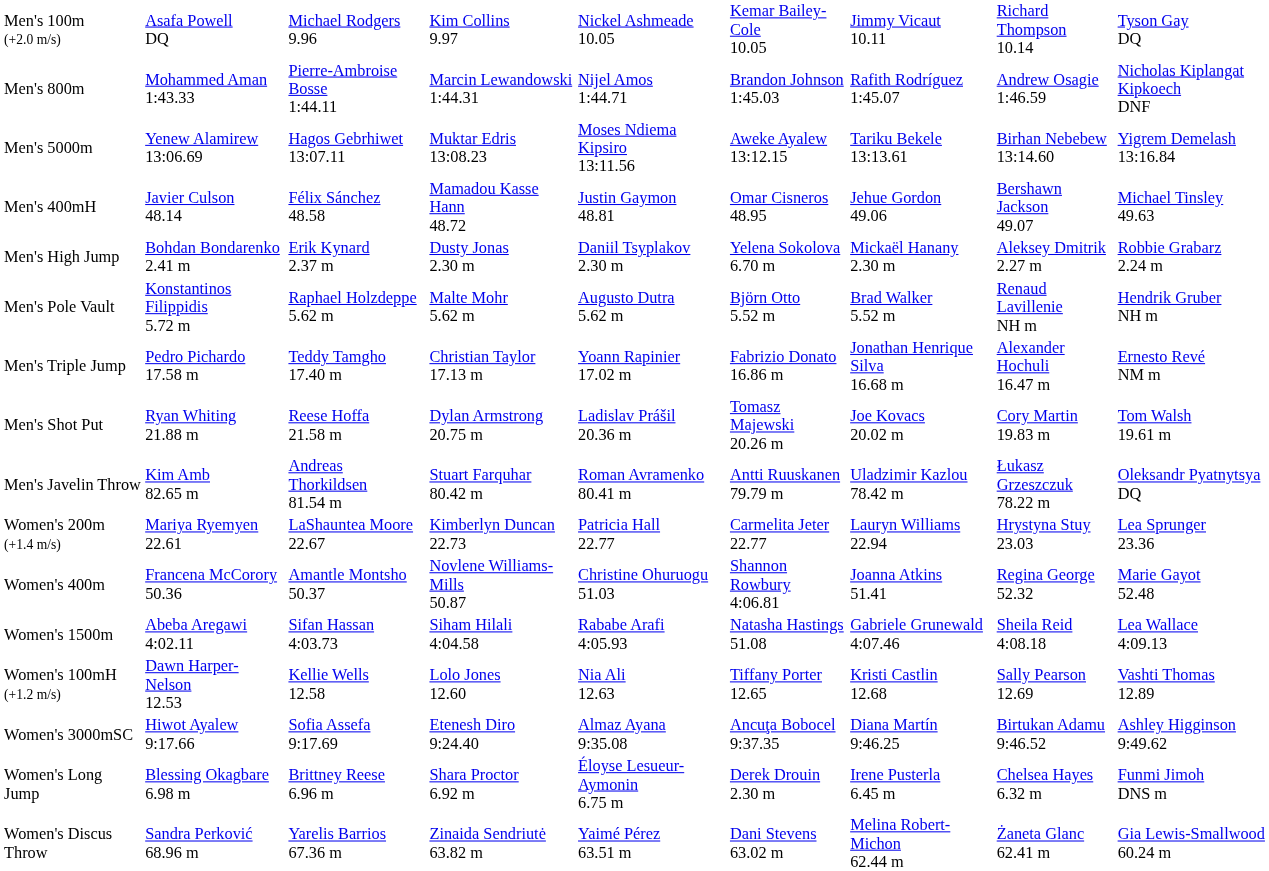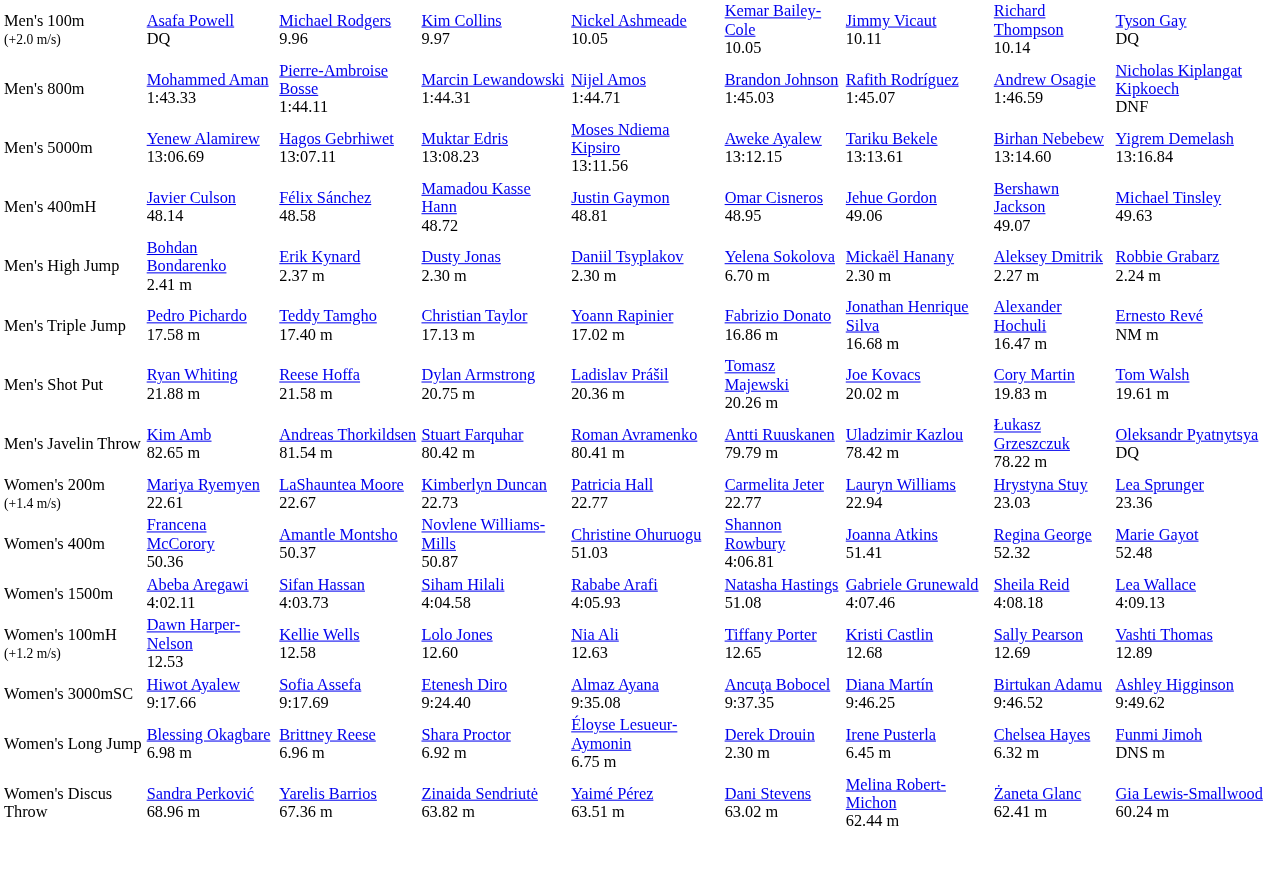- row: (59, 307)
